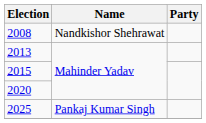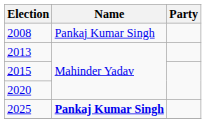(109, 33) Nandkishor Shehrawat -> (105, 33) Pankaj Kumar Singh
(105, 109) normal -> (109, 109) bold
